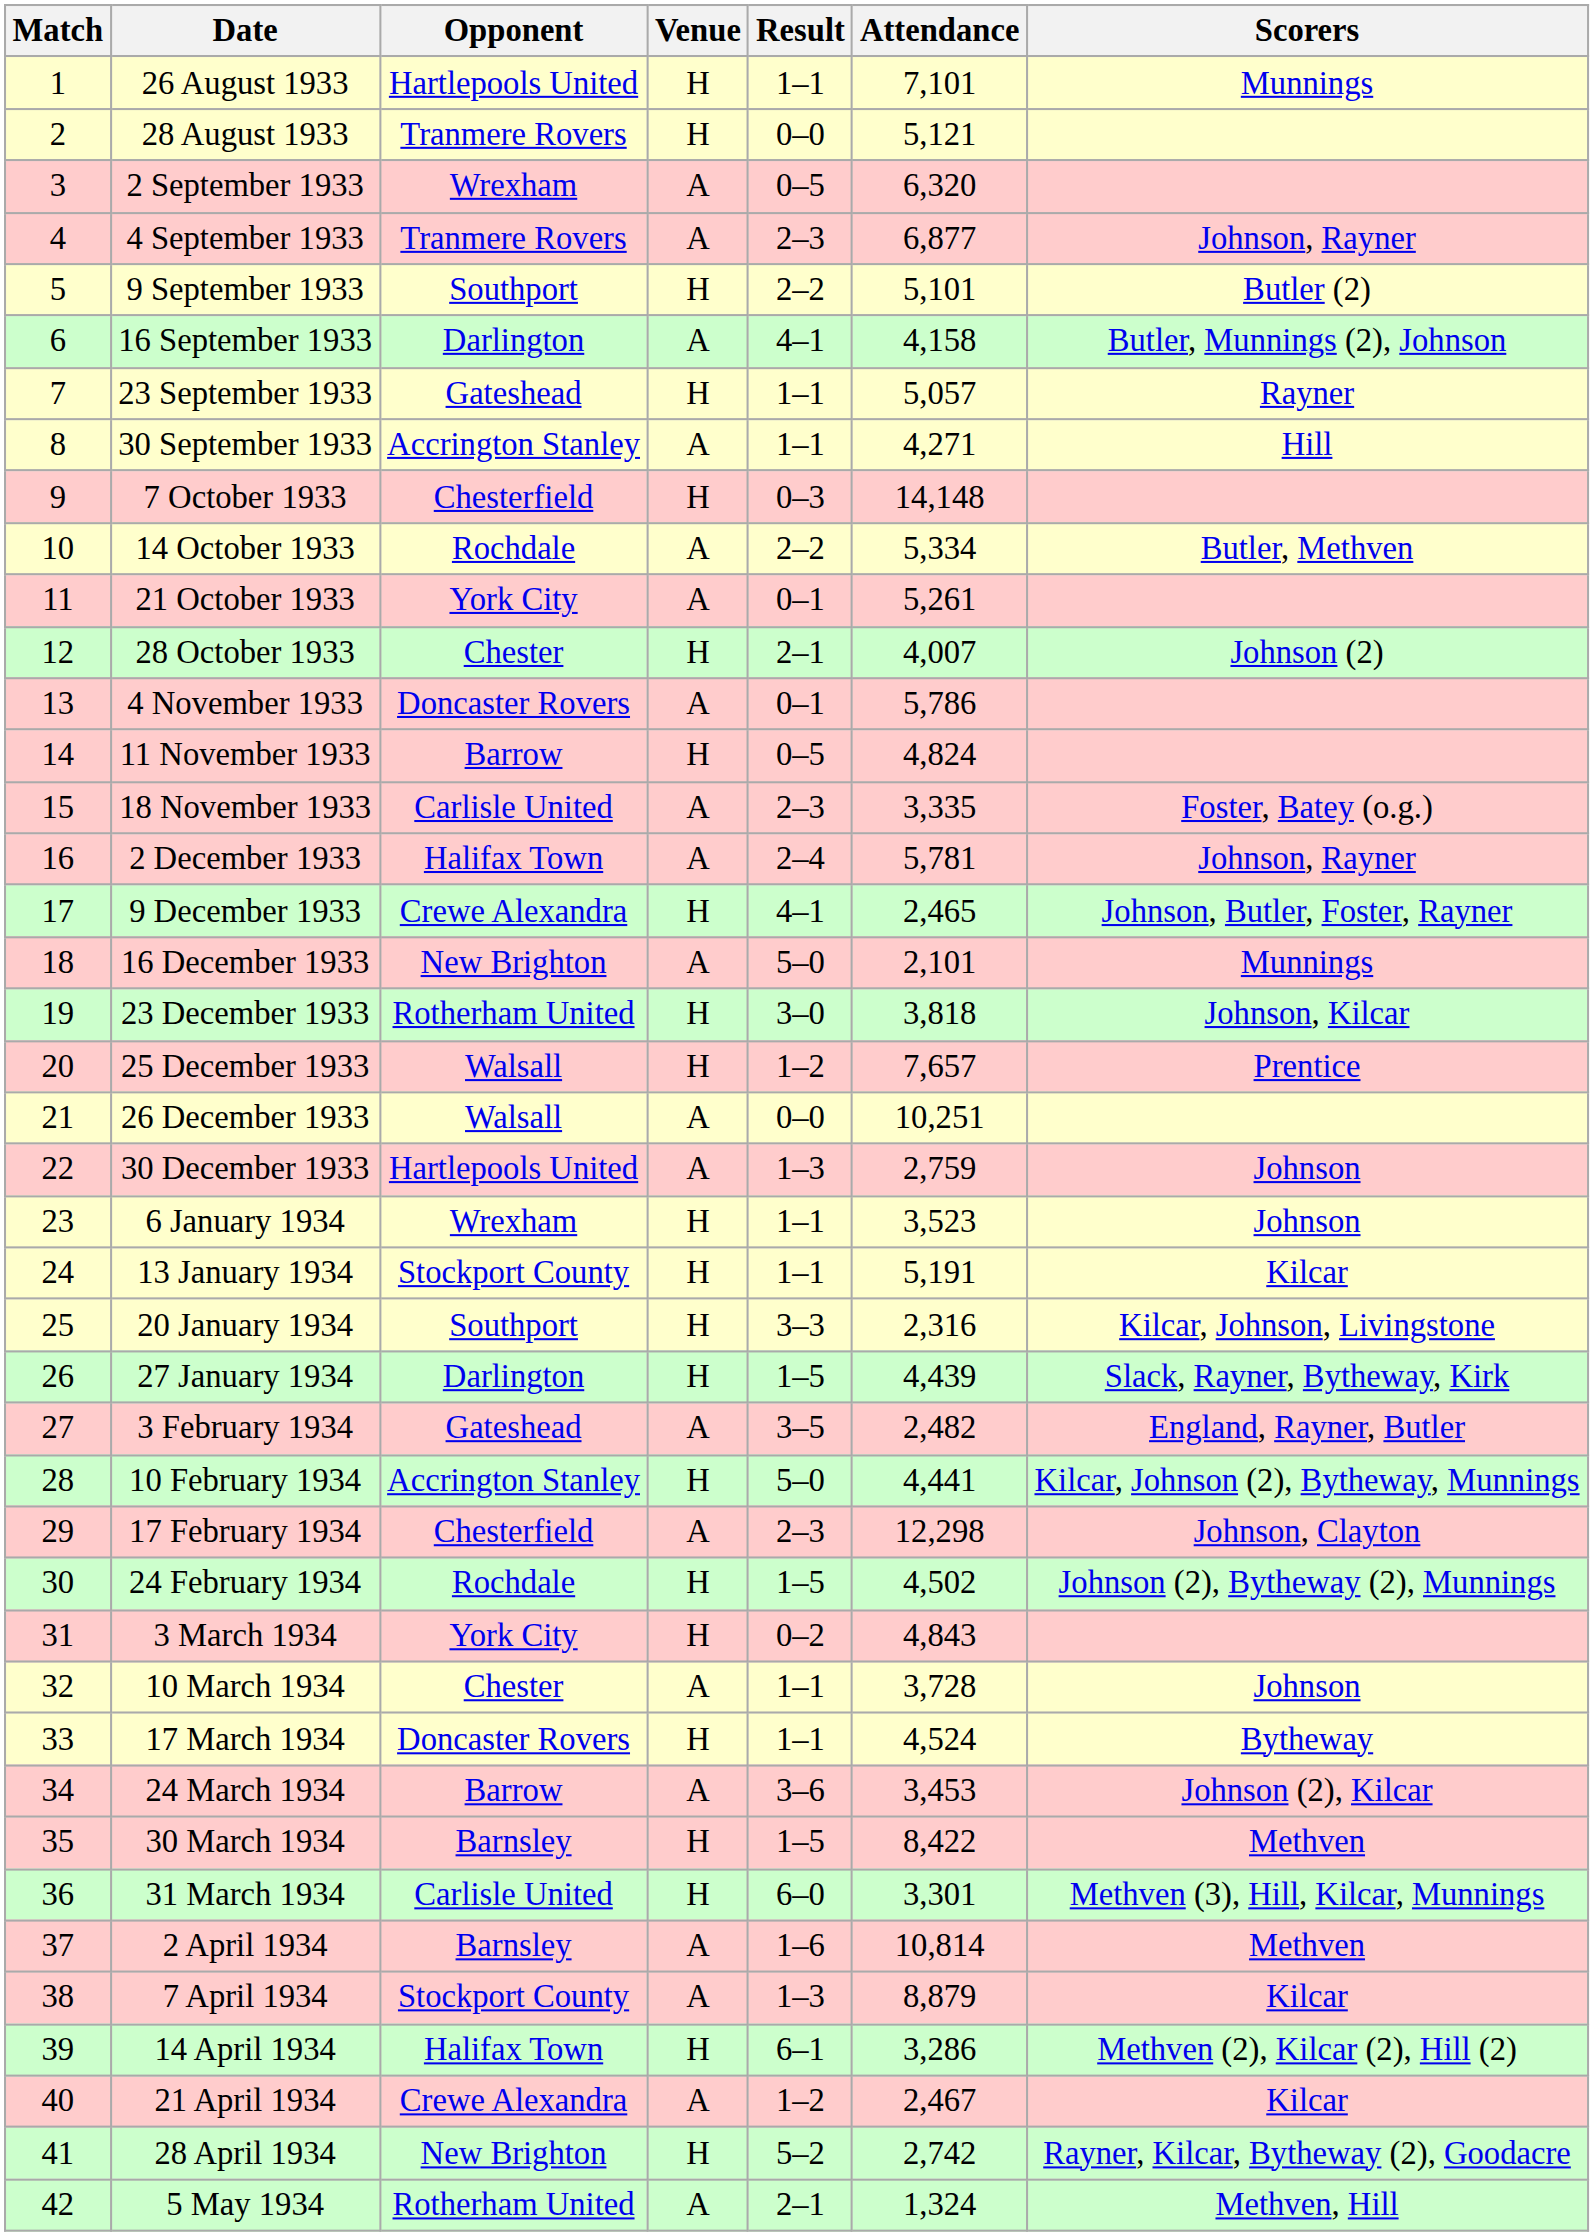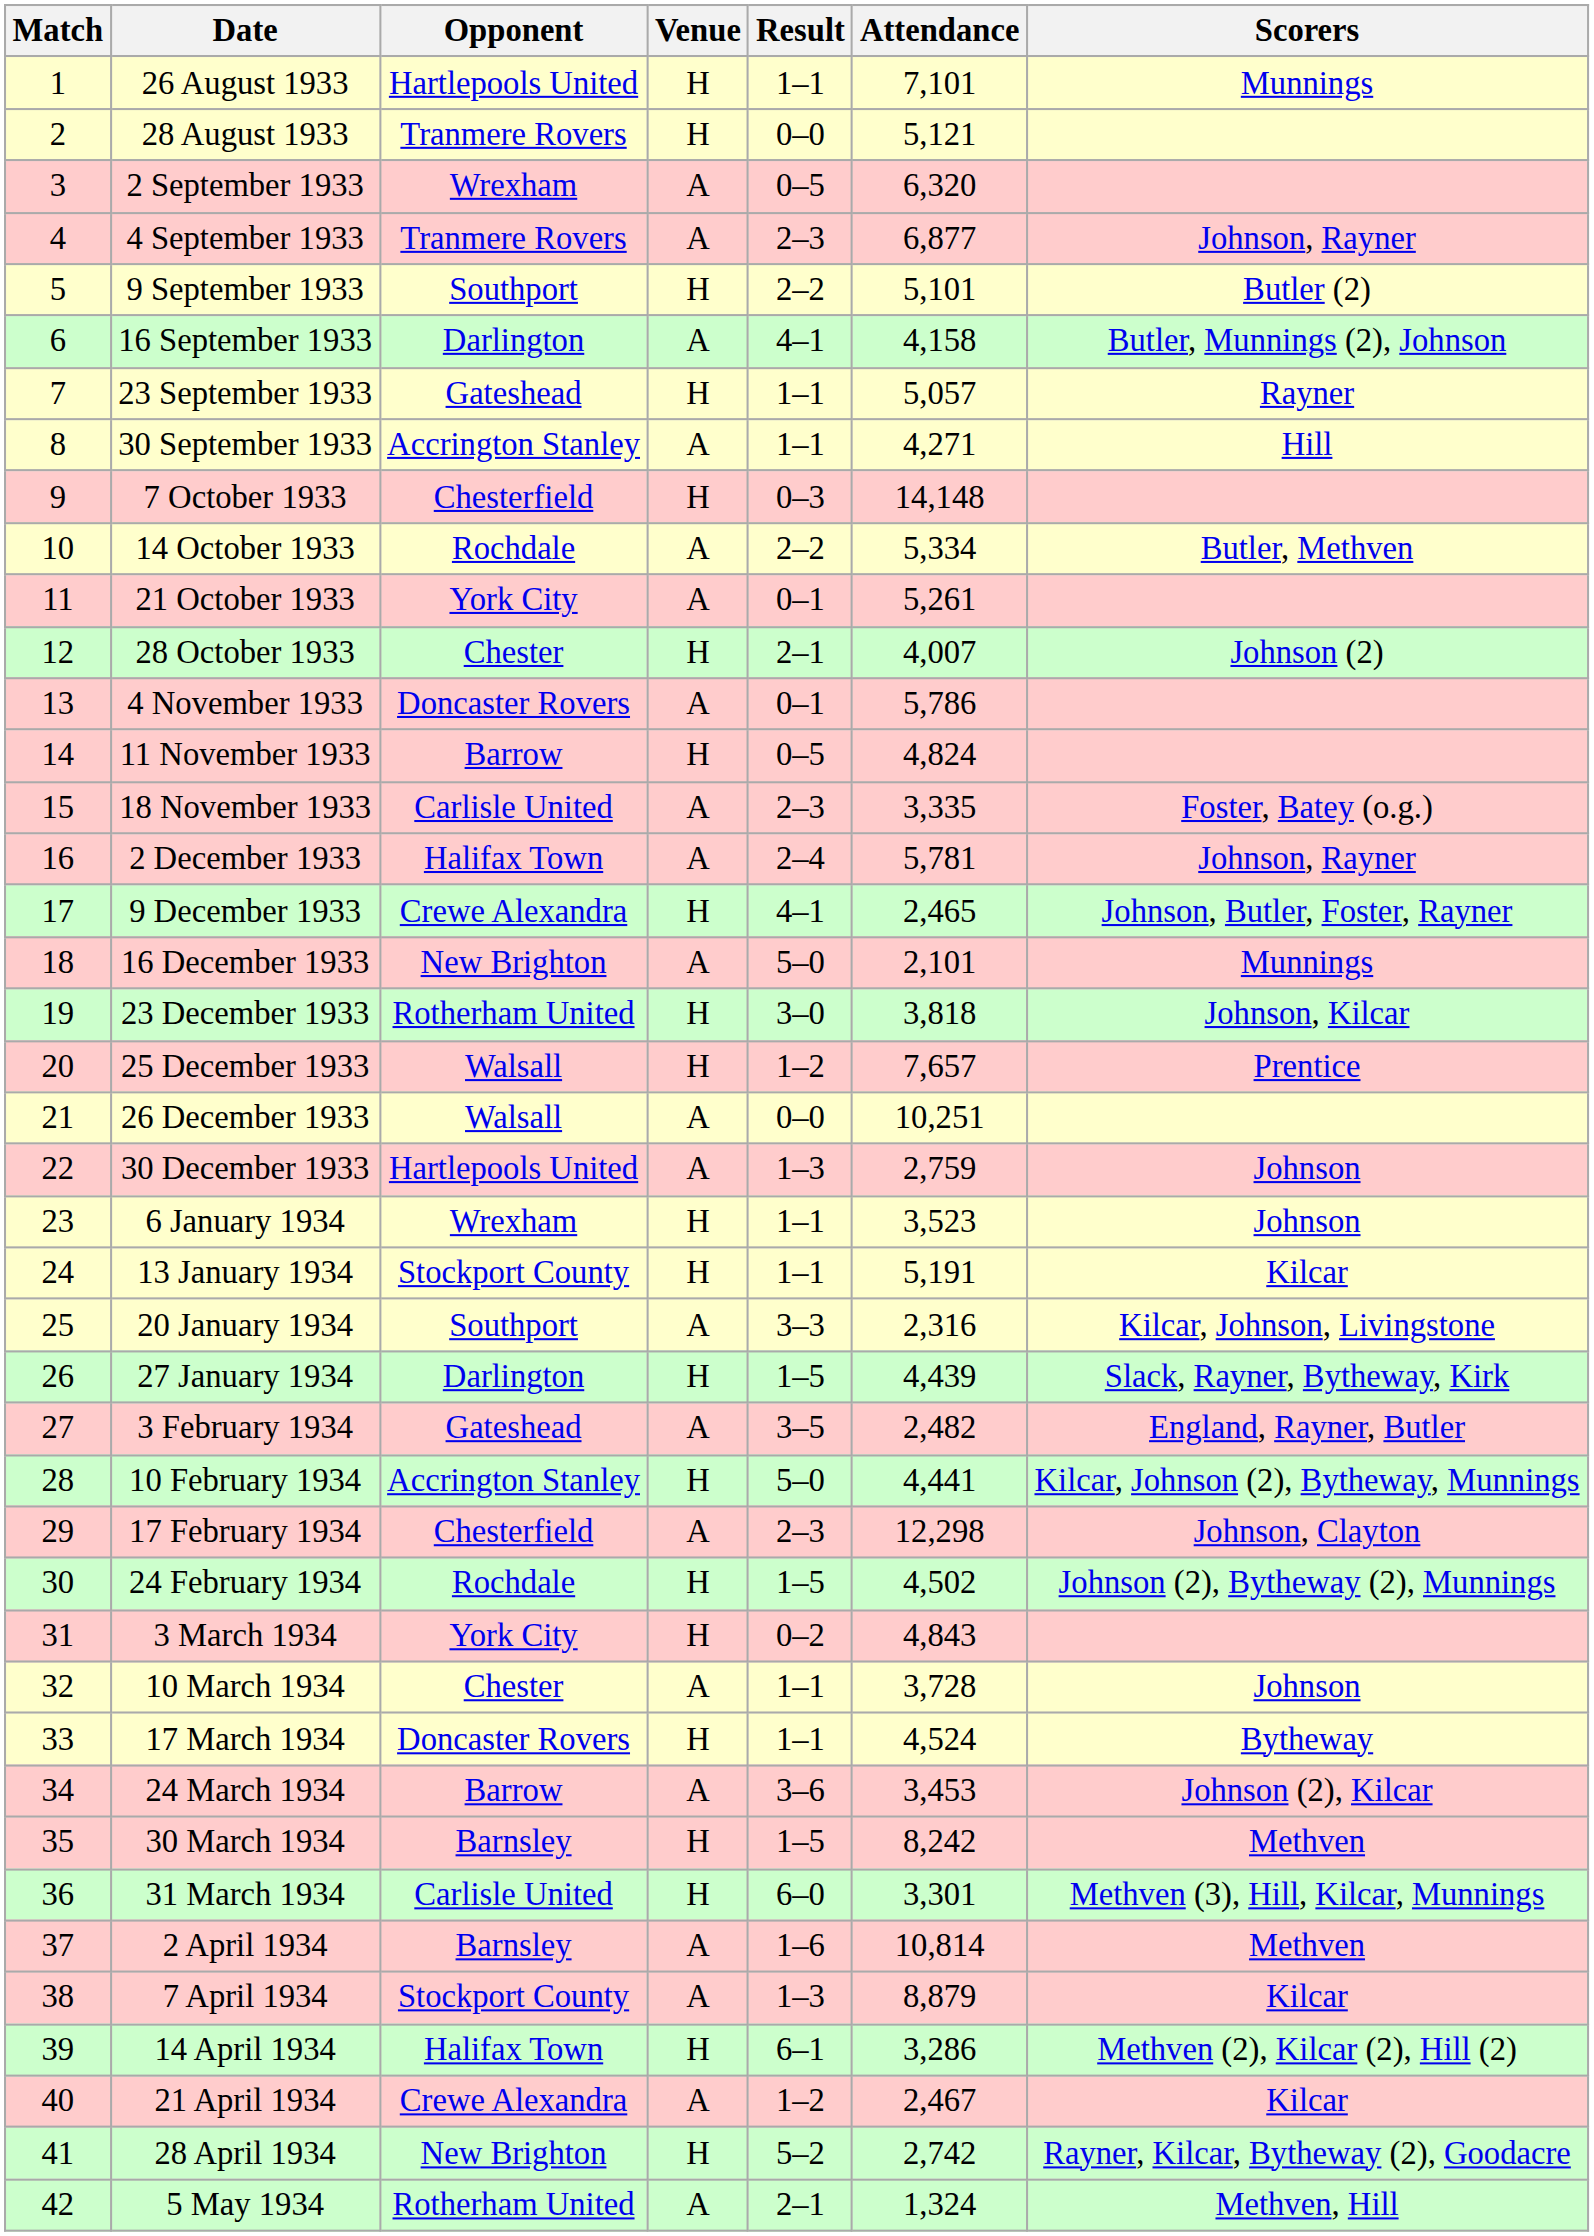(698, 1324) H -> (698, 1324) A
(940, 1842) 8,422 -> (940, 1842) 8,242
